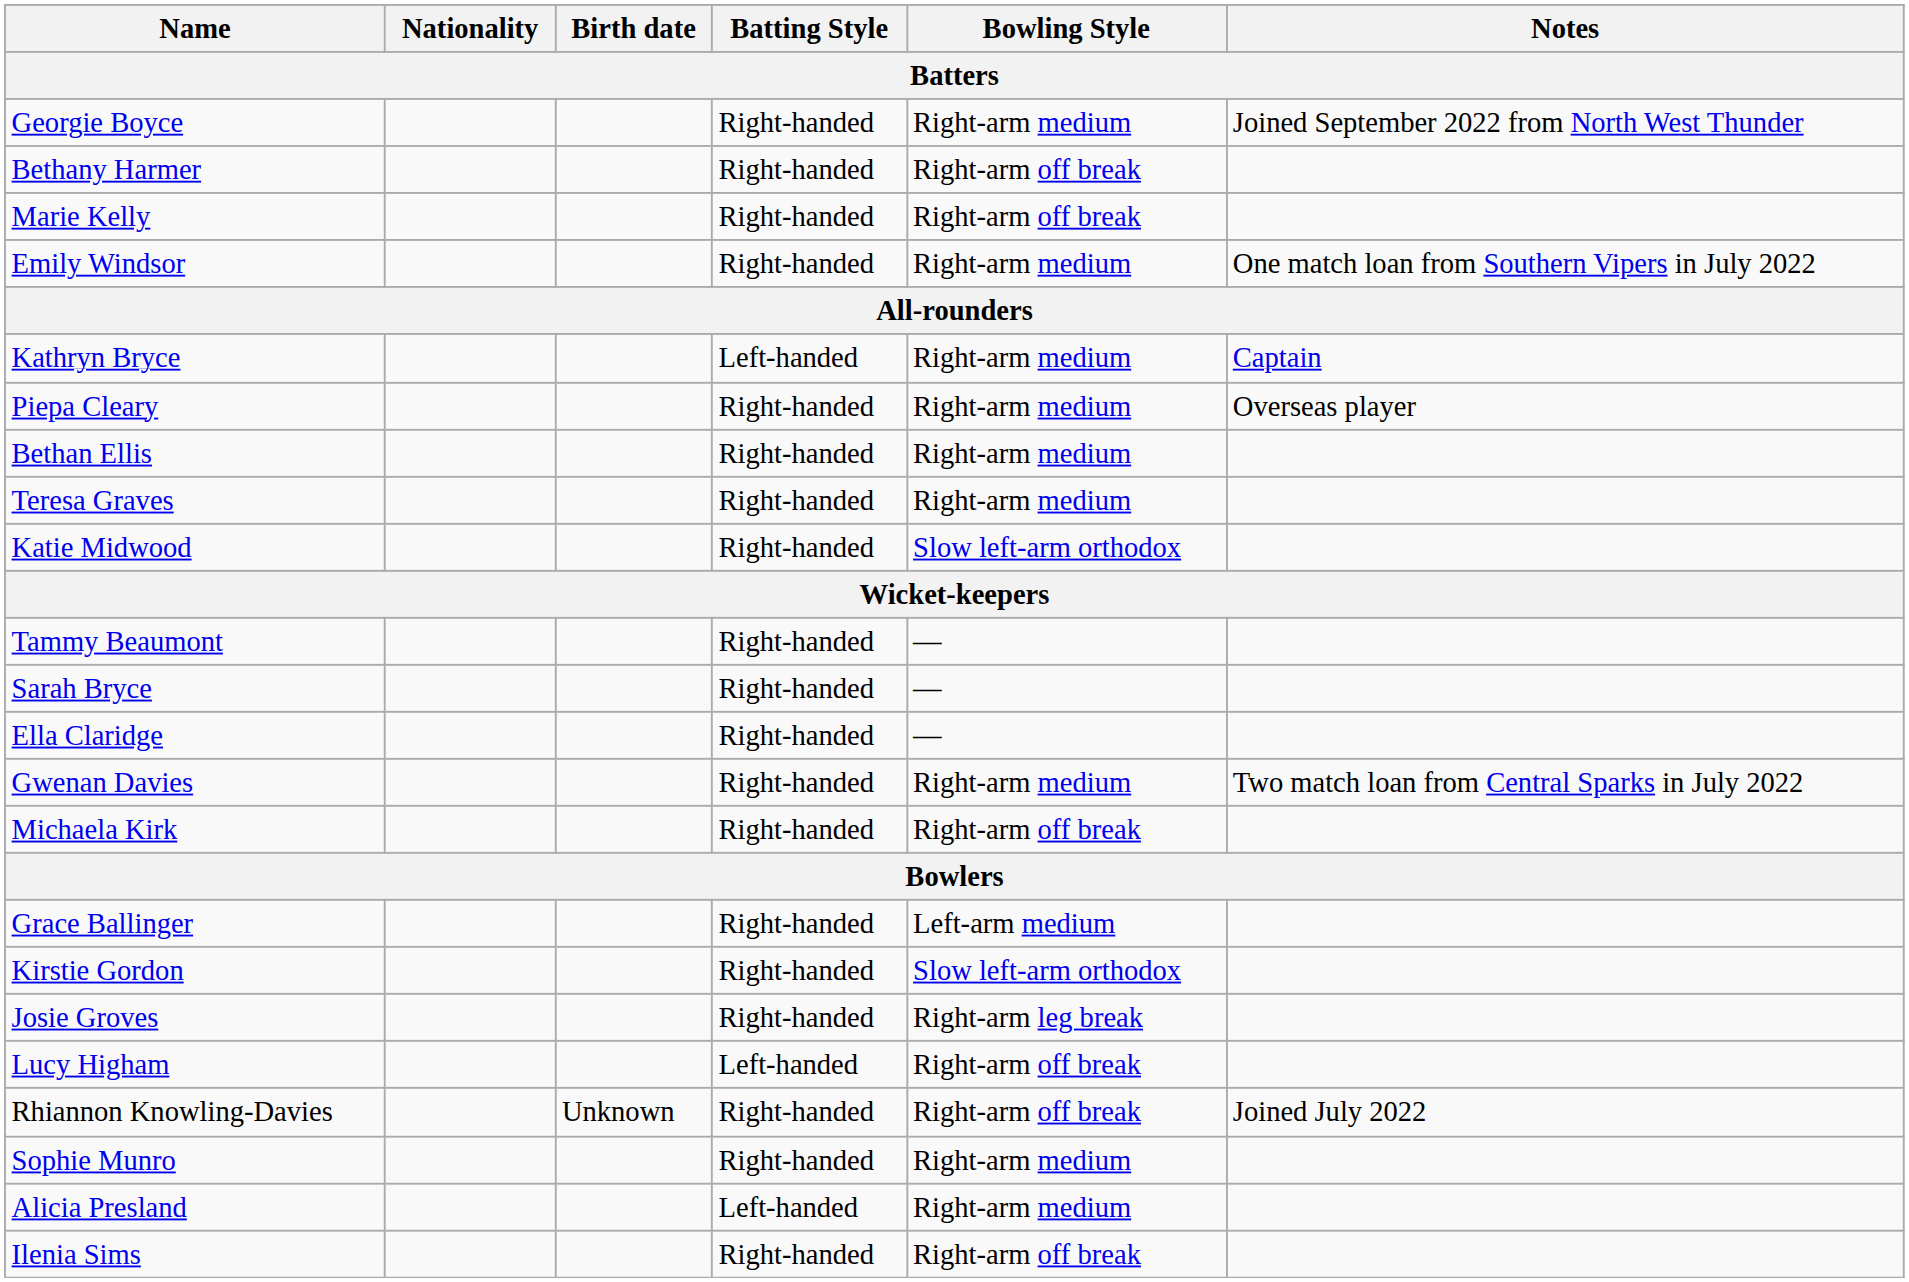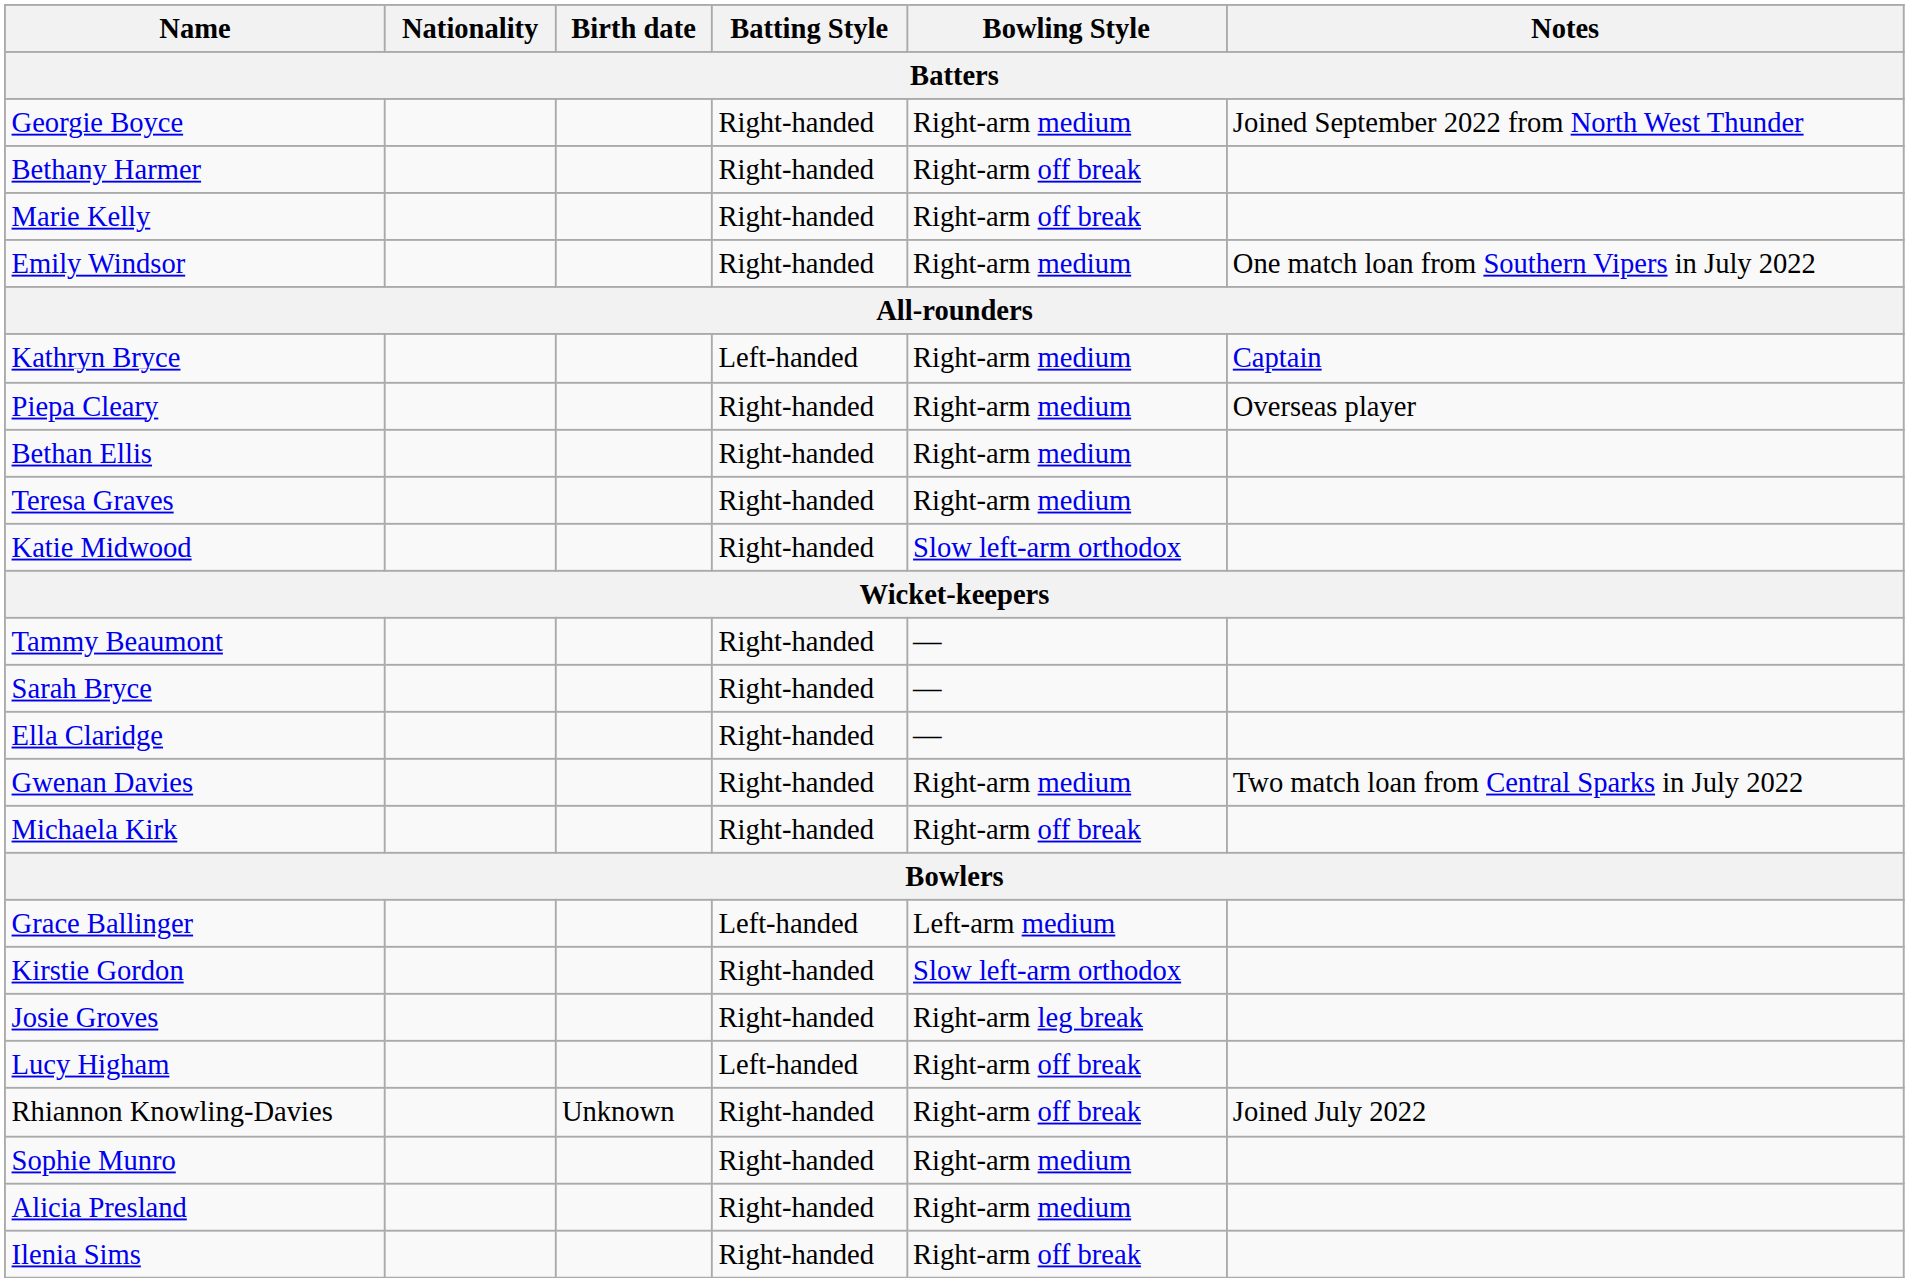(796, 923) Right-handed -> (788, 923) Left-handed
(788, 1206) Left-handed -> (796, 1206) Right-handed
